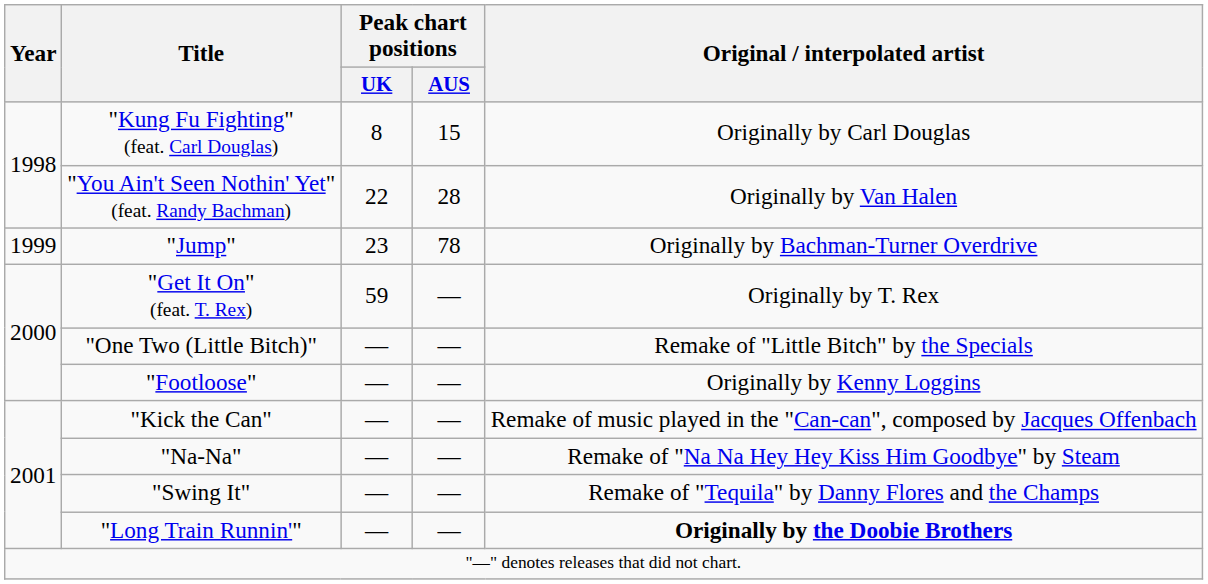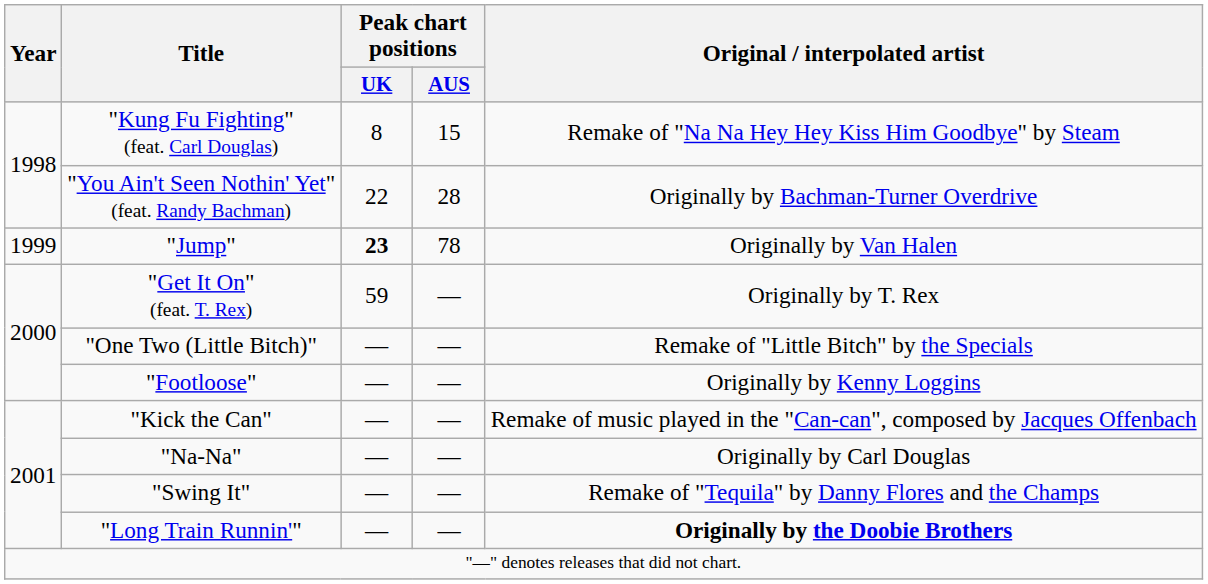(844, 133) Originally by Carl Douglas -> (844, 133) Remake of "Na Na Hey Hey Kiss Him Goodbye" by Steam
(844, 196) Originally by Van Halen -> (844, 196) Originally by Bachman-Turner Overdrive
(377, 246) normal -> (377, 246) bold
(844, 246) Originally by Bachman-Turner Overdrive -> (844, 246) Originally by Van Halen
(844, 456) Remake of "Na Na Hey Hey Kiss Him Goodbye" by Steam -> (844, 456) Originally by Carl Douglas
